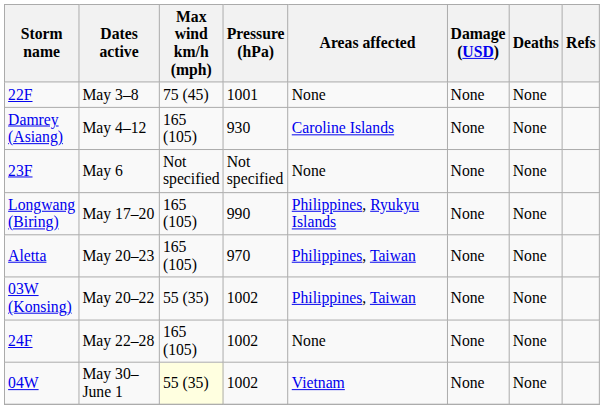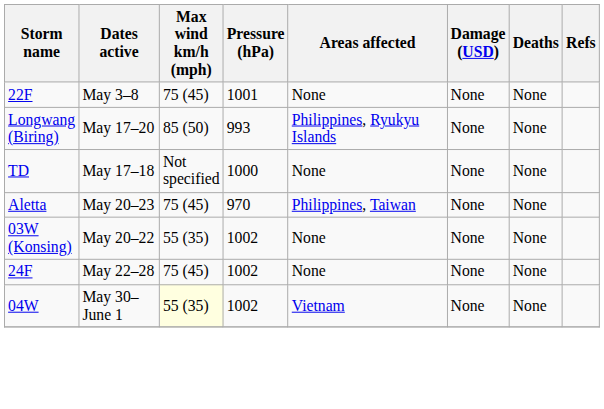- row: (36, 128)
- row: (20, 170)
(180, 213) 165 (105) -> (186, 128) 85 (50)
(239, 213) 990 -> (239, 128) 993
+ row: (19, 170)
(180, 255) 165 (105) -> (186, 204) 75 (45)
(354, 298) Philippines, Taiwan -> (309, 238) None
(180, 340) 165 (105) -> (186, 271) 75 (45)
